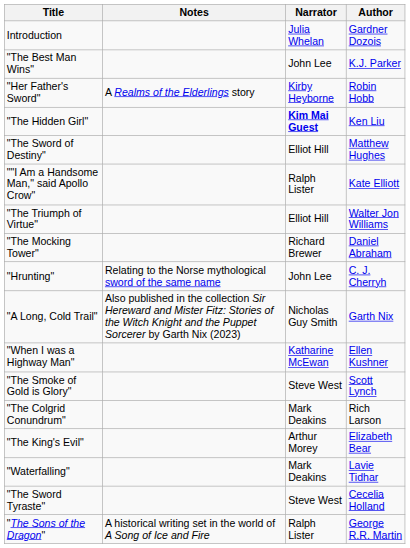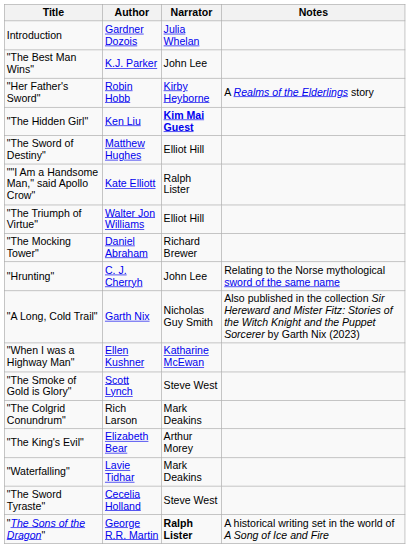columns swapped: (376, 12) <-> (194, 12)
(302, 529) normal -> (178, 529) bold
